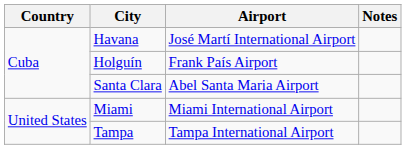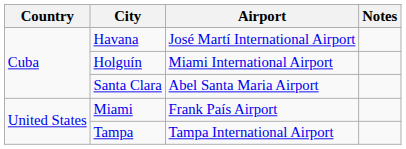(223, 62) Frank País Airport -> (251, 62) Miami International Airport
(251, 109) Miami International Airport -> (223, 109) Frank País Airport
